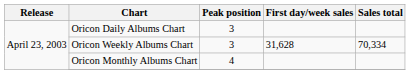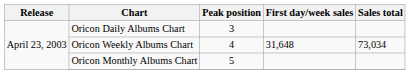(232, 45) 3 -> (232, 45) 4
(280, 45) 31,628 -> (280, 45) 31,648
(372, 45) 70,334 -> (372, 45) 73,034
(232, 61) 4 -> (232, 61) 5
